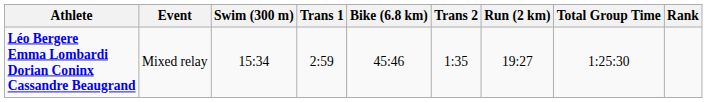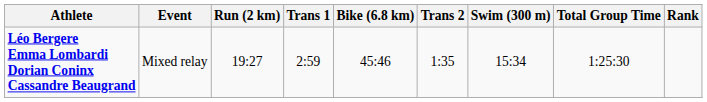columns swapped: (254, 16) <-> (517, 16)
